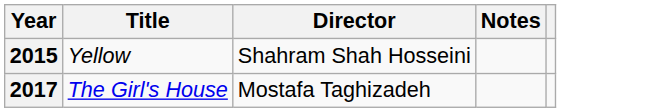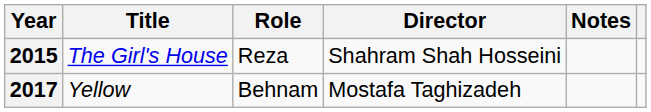+ column: (278, 21)
(99, 55) Yellow -> (148, 55) The Girl's House
(148, 90) The Girl's House -> (99, 90) Yellow
